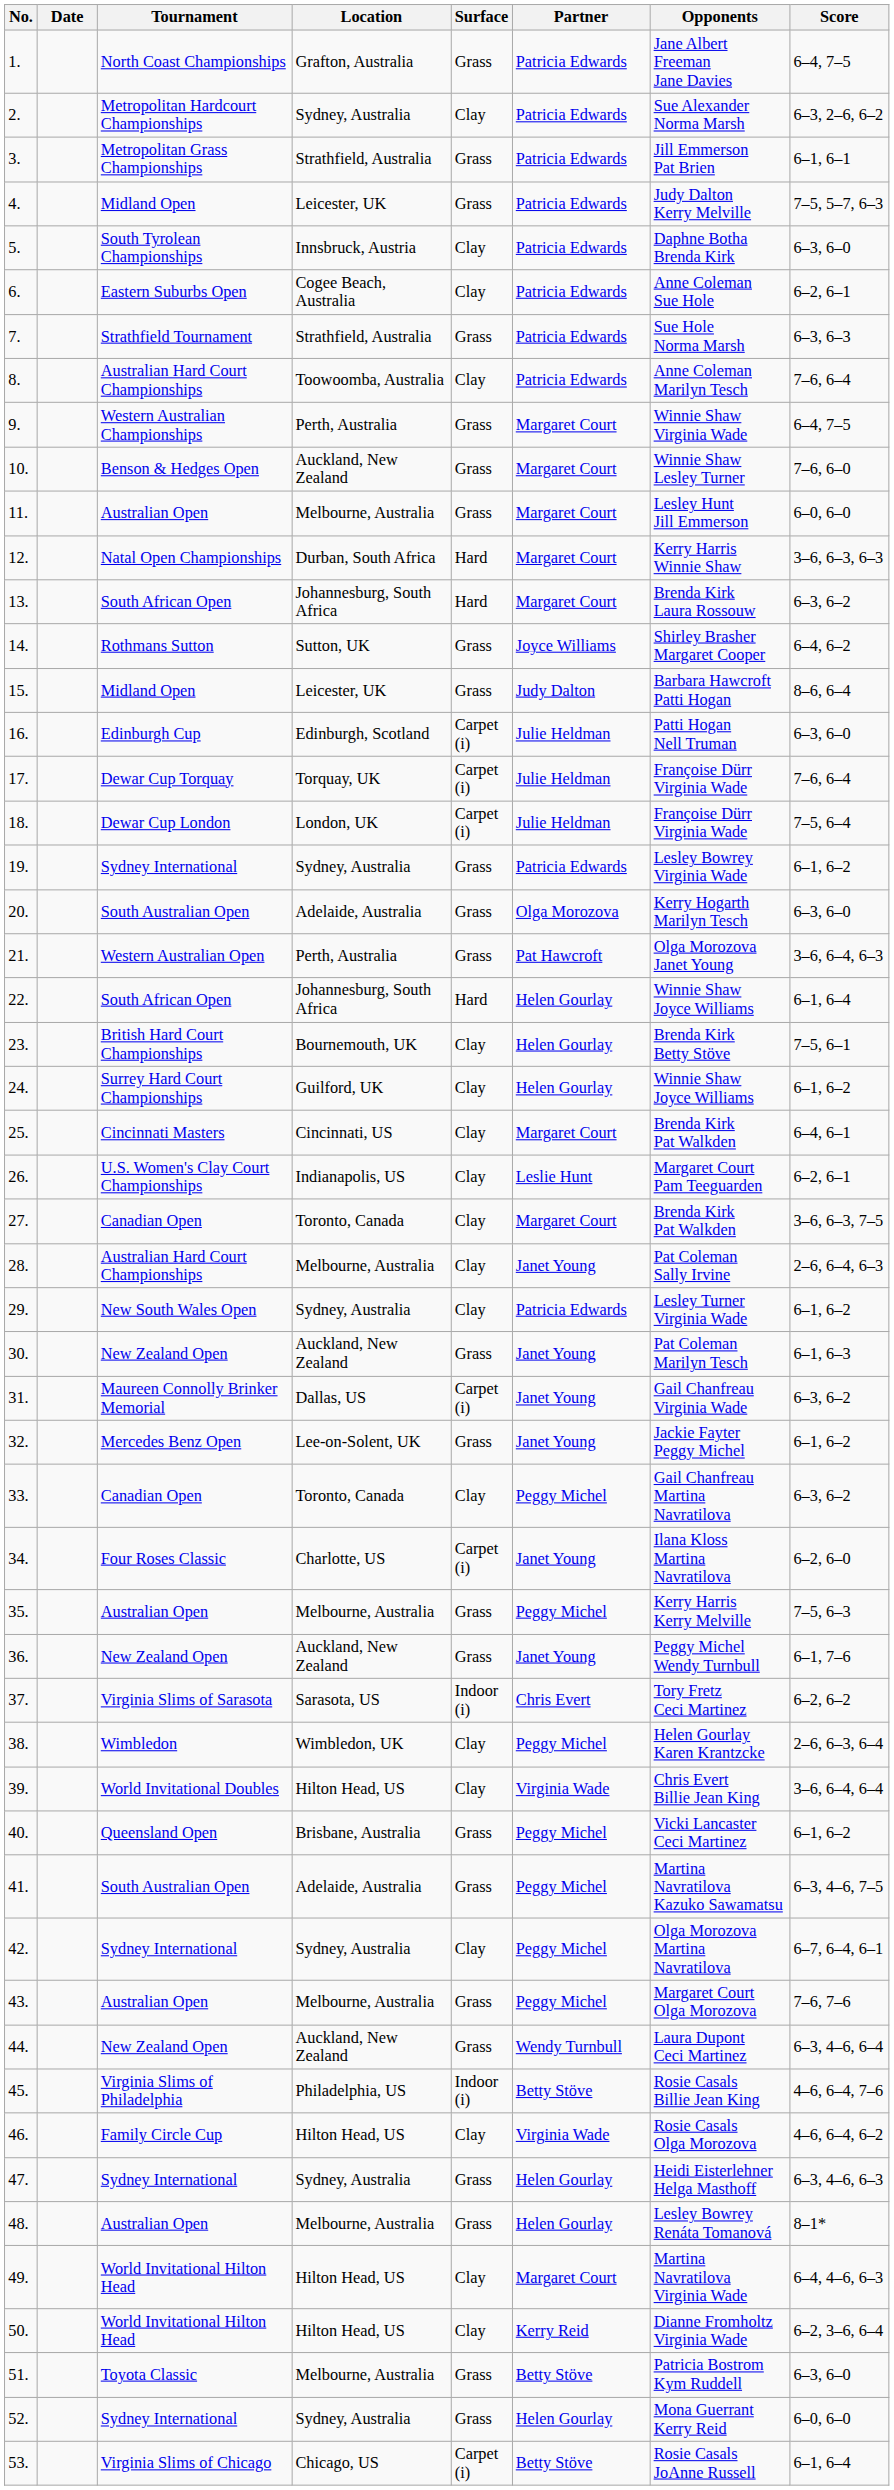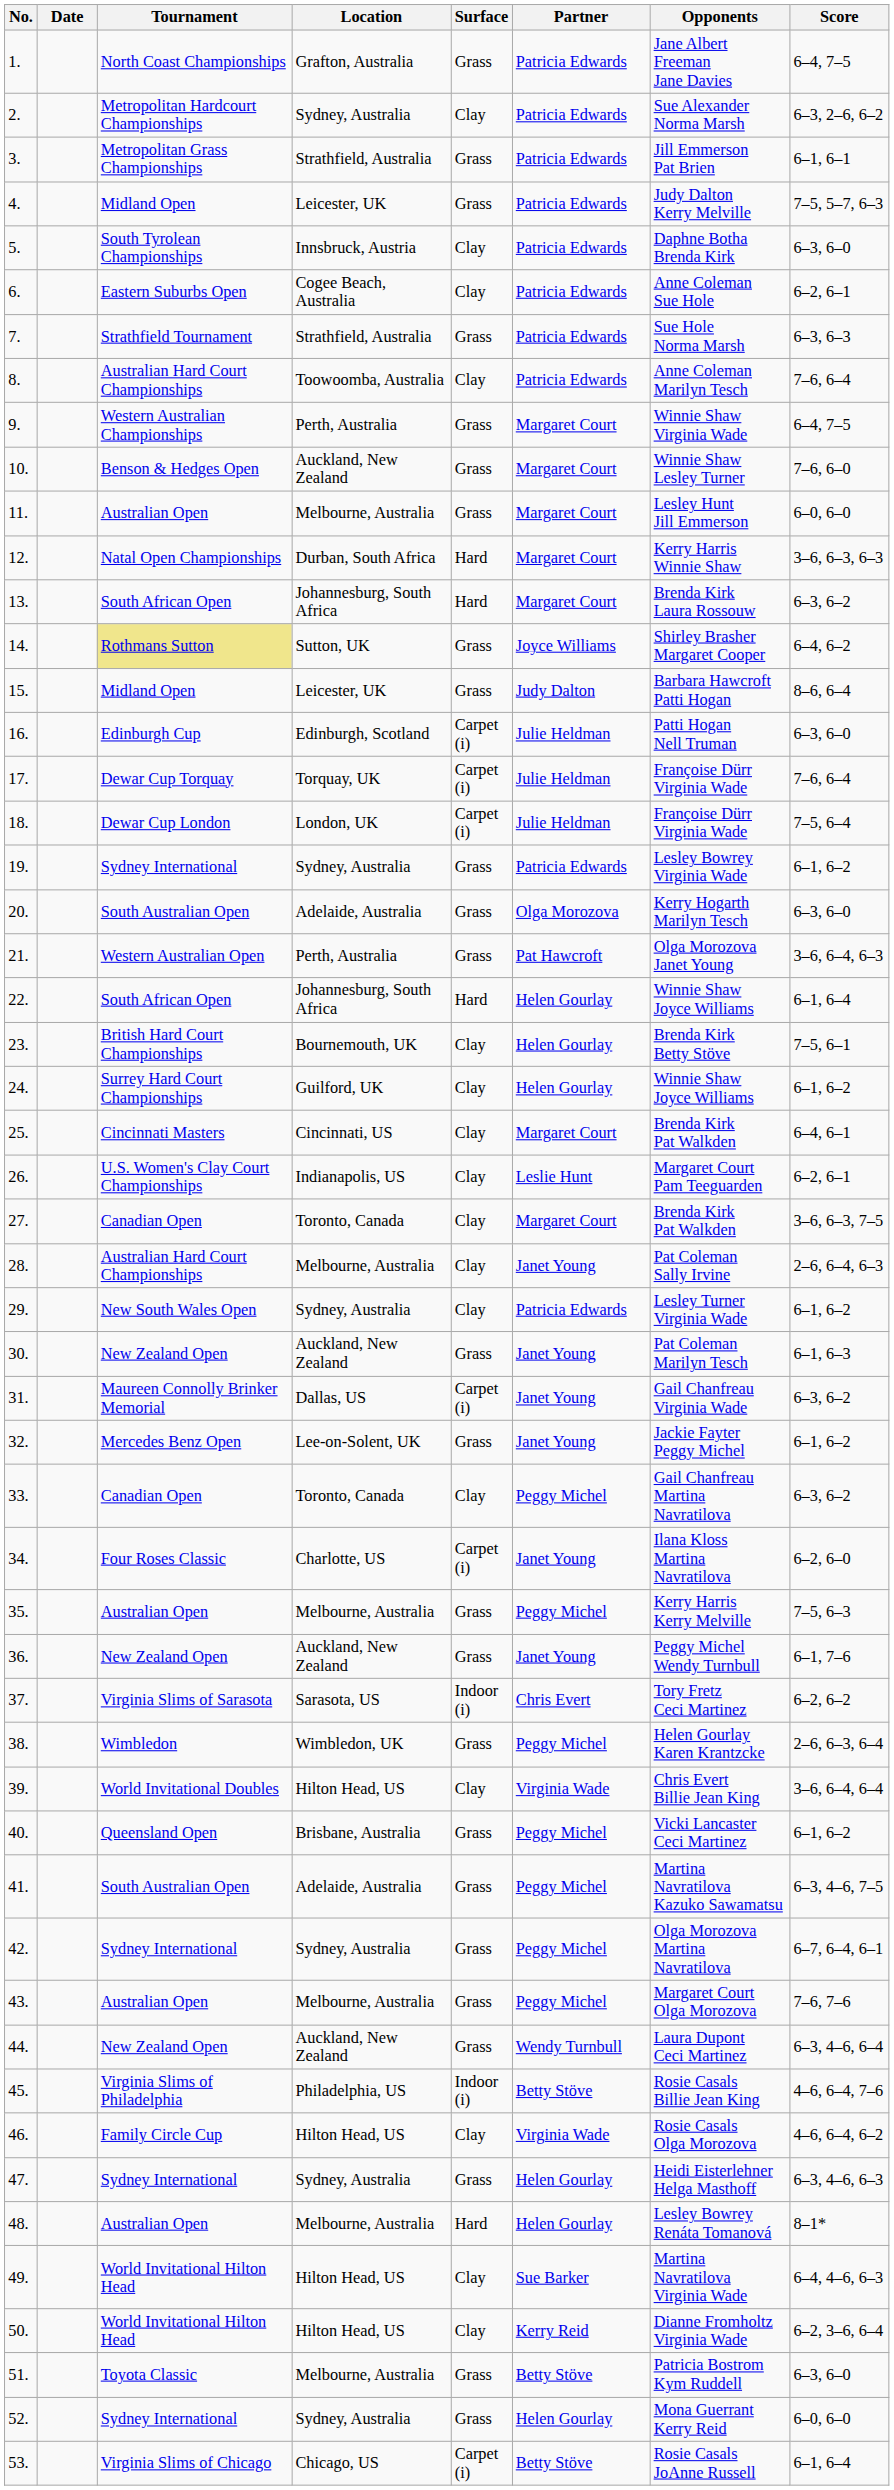(157, 646) no background -> (157, 646) khaki background
(470, 1744) Clay -> (473, 1744) Grass
(470, 1949) Clay -> (473, 1949) Grass
(473, 2223) Grass -> (471, 2223) Hard
(566, 2277) Margaret Court -> (552, 2277) Sue Barker
